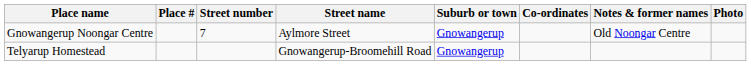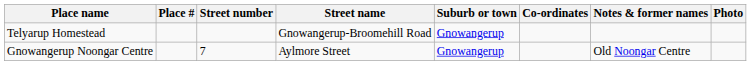rows swapped: (56, 51) <-> (80, 32)
